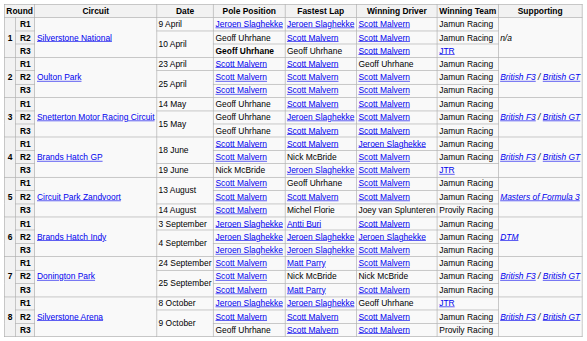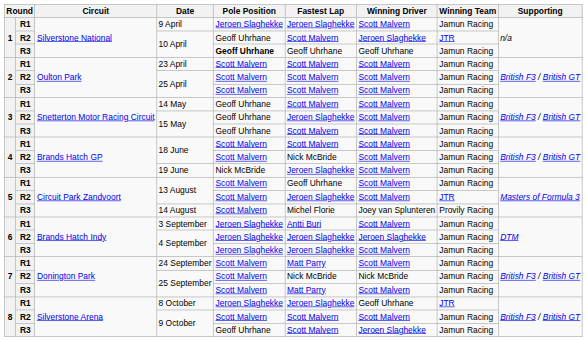(384, 37) Scott Malvern -> (392, 37) Jeroen Slaghekke
(466, 37) Jamun Racing -> (447, 37) JTR
(384, 50) Scott Malvern -> (386, 50) Geoff Uhrhane
(447, 50) JTR -> (466, 50) Jamun Racing
(386, 64) Geoff Uhrhane -> (384, 64) Scott Malvern
(392, 143) Jeroen Slaghekke -> (384, 143) Scott Malvern
(447, 170) JTR -> (466, 170) Jamun Racing
(313, 197) Scott Malvern -> (321, 197) Jeroen Slaghekke
(466, 197) Jamun Racing -> (447, 197) JTR
(384, 330) Scott Malvern -> (392, 330) Jeroen Slaghekke
(466, 330) Provily Racing -> (466, 330) Jamun Racing
